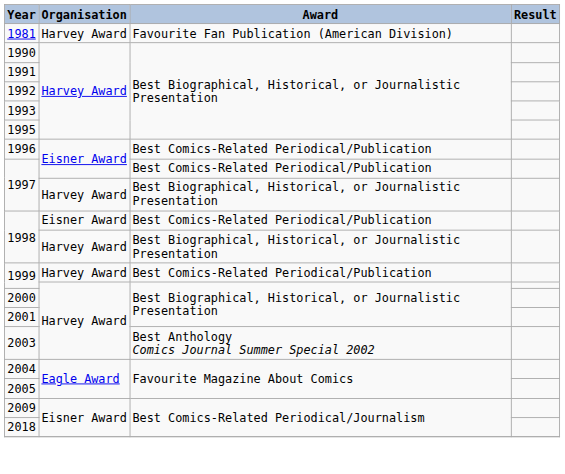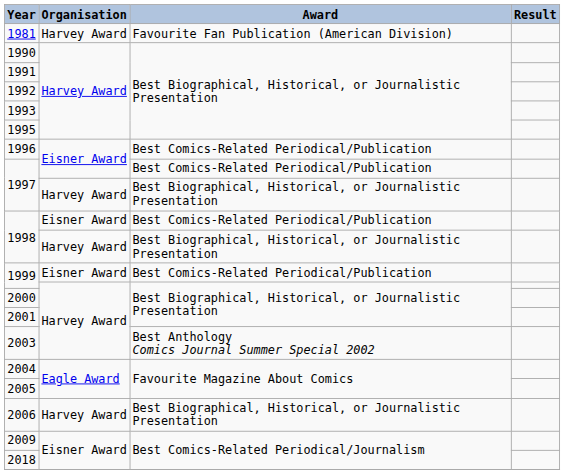(84, 273) Harvey Award -> (84, 273) Eisner Award
+ row: (22, 415)
